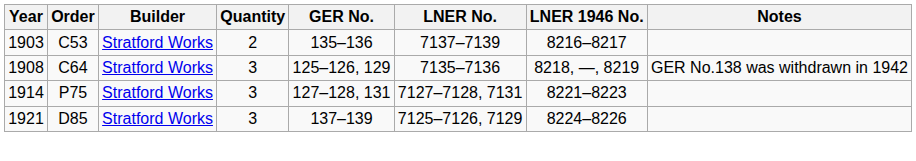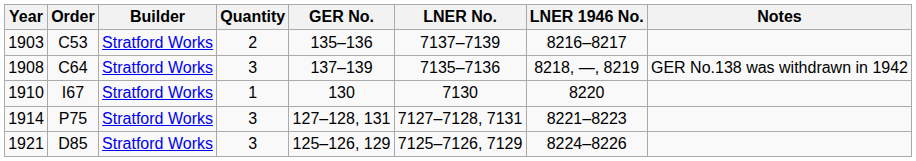(342, 67) 125–126, 129 -> (342, 67) 137–139
+ row: (26, 93)
(342, 118) 137–139 -> (342, 144) 125–126, 129
